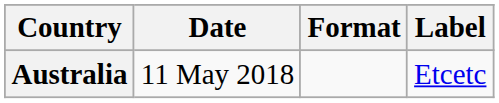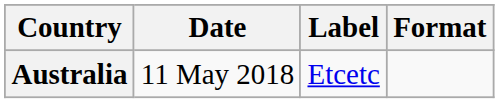columns swapped: (354, 27) <-> (450, 27)
